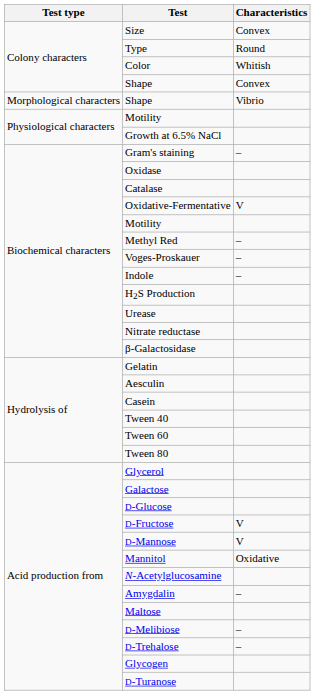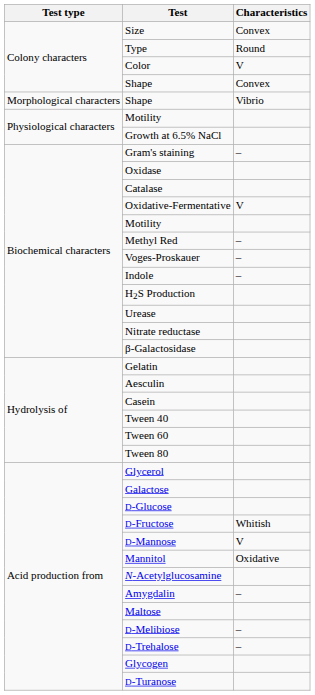(253, 65) Whitish -> (240, 65) V
(240, 523) V -> (253, 523) Whitish
